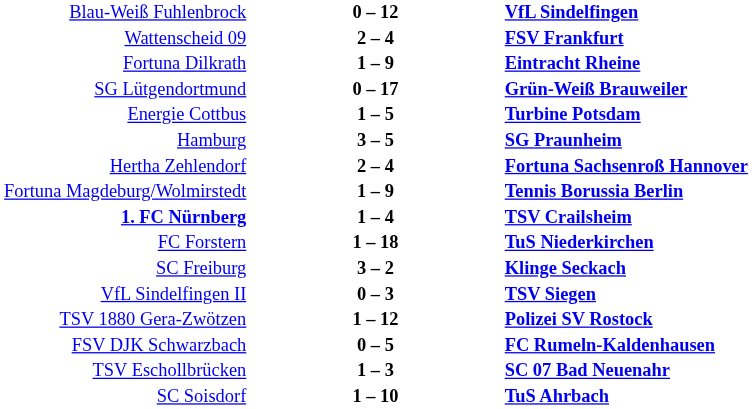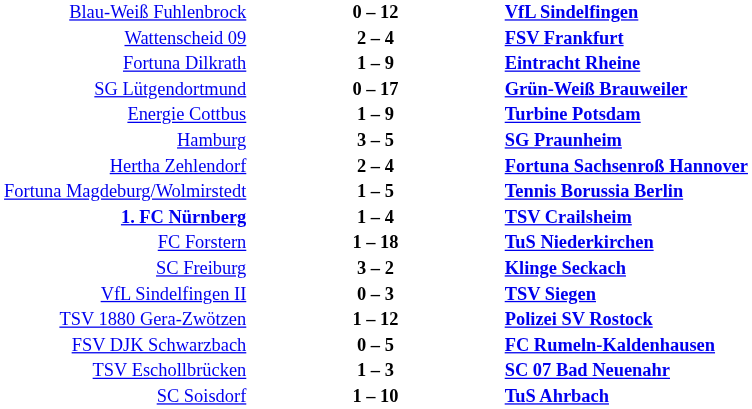(375, 114) 1 – 5 -> (375, 114) 1 – 9
(375, 191) 1 – 9 -> (375, 191) 1 – 5
